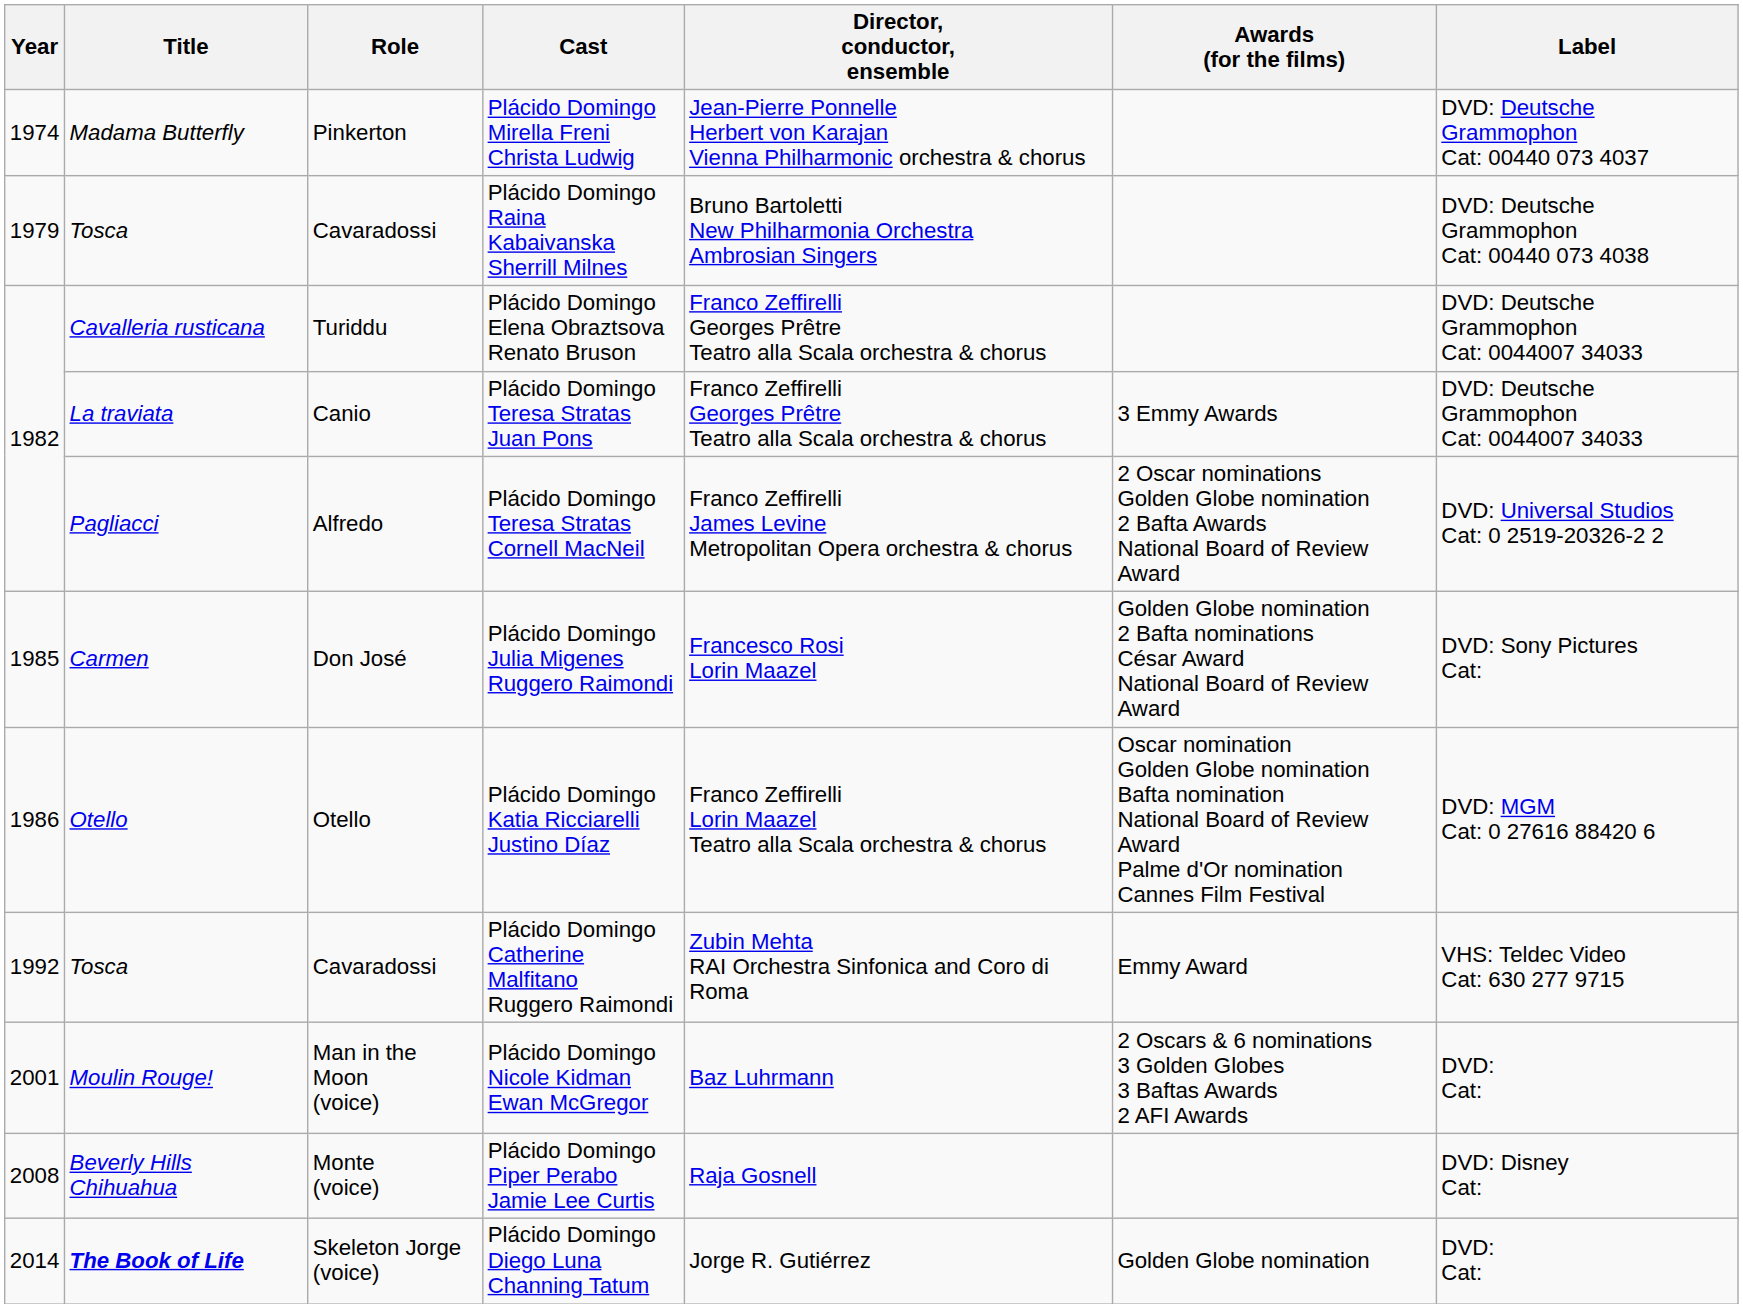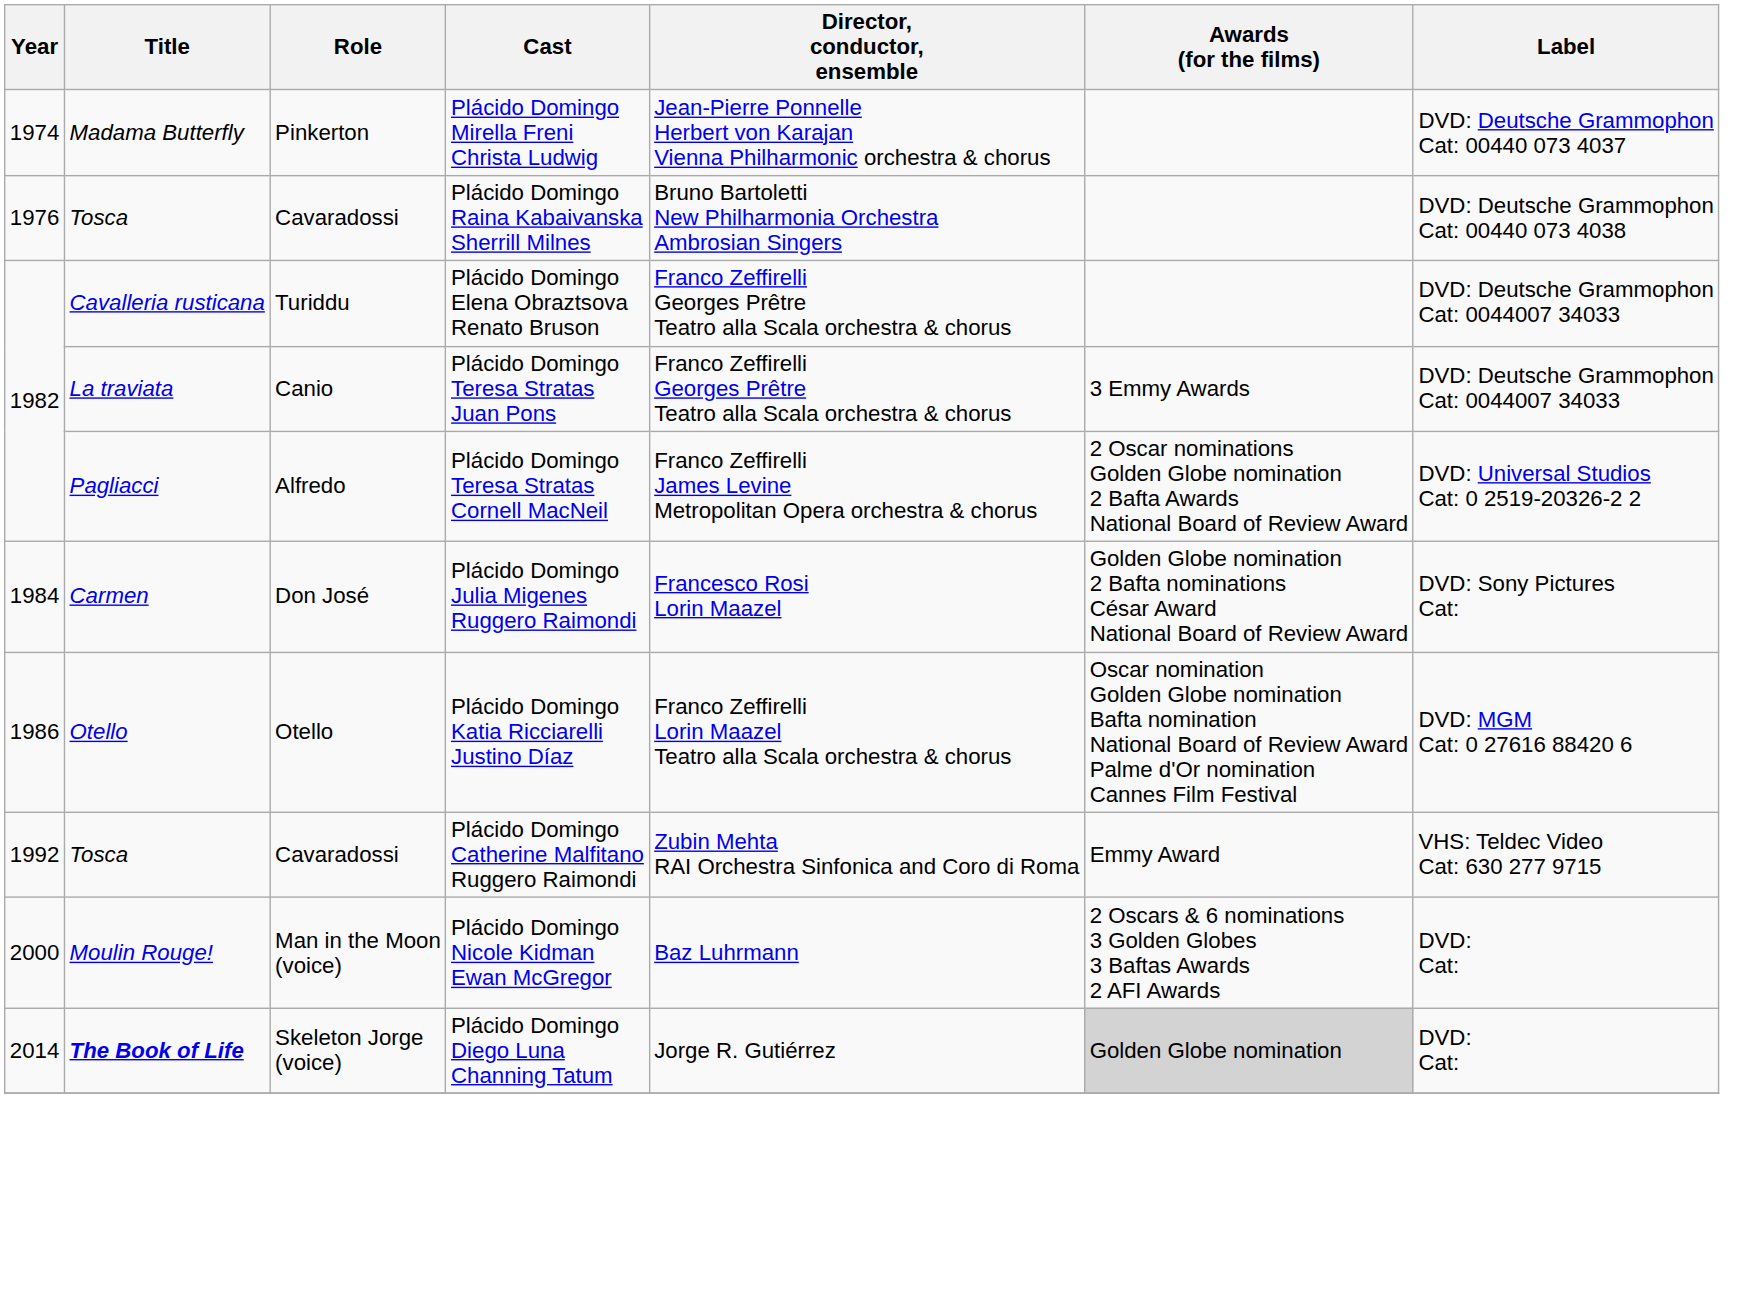(35, 230) 1979 -> (35, 217) 1976
(35, 659) 1985 -> (35, 596) 1984
(35, 1077) 2001 -> (35, 952) 2000
- row: (572, 1175)
(1243, 1260) no background -> (1216, 1050) lightgrey background
